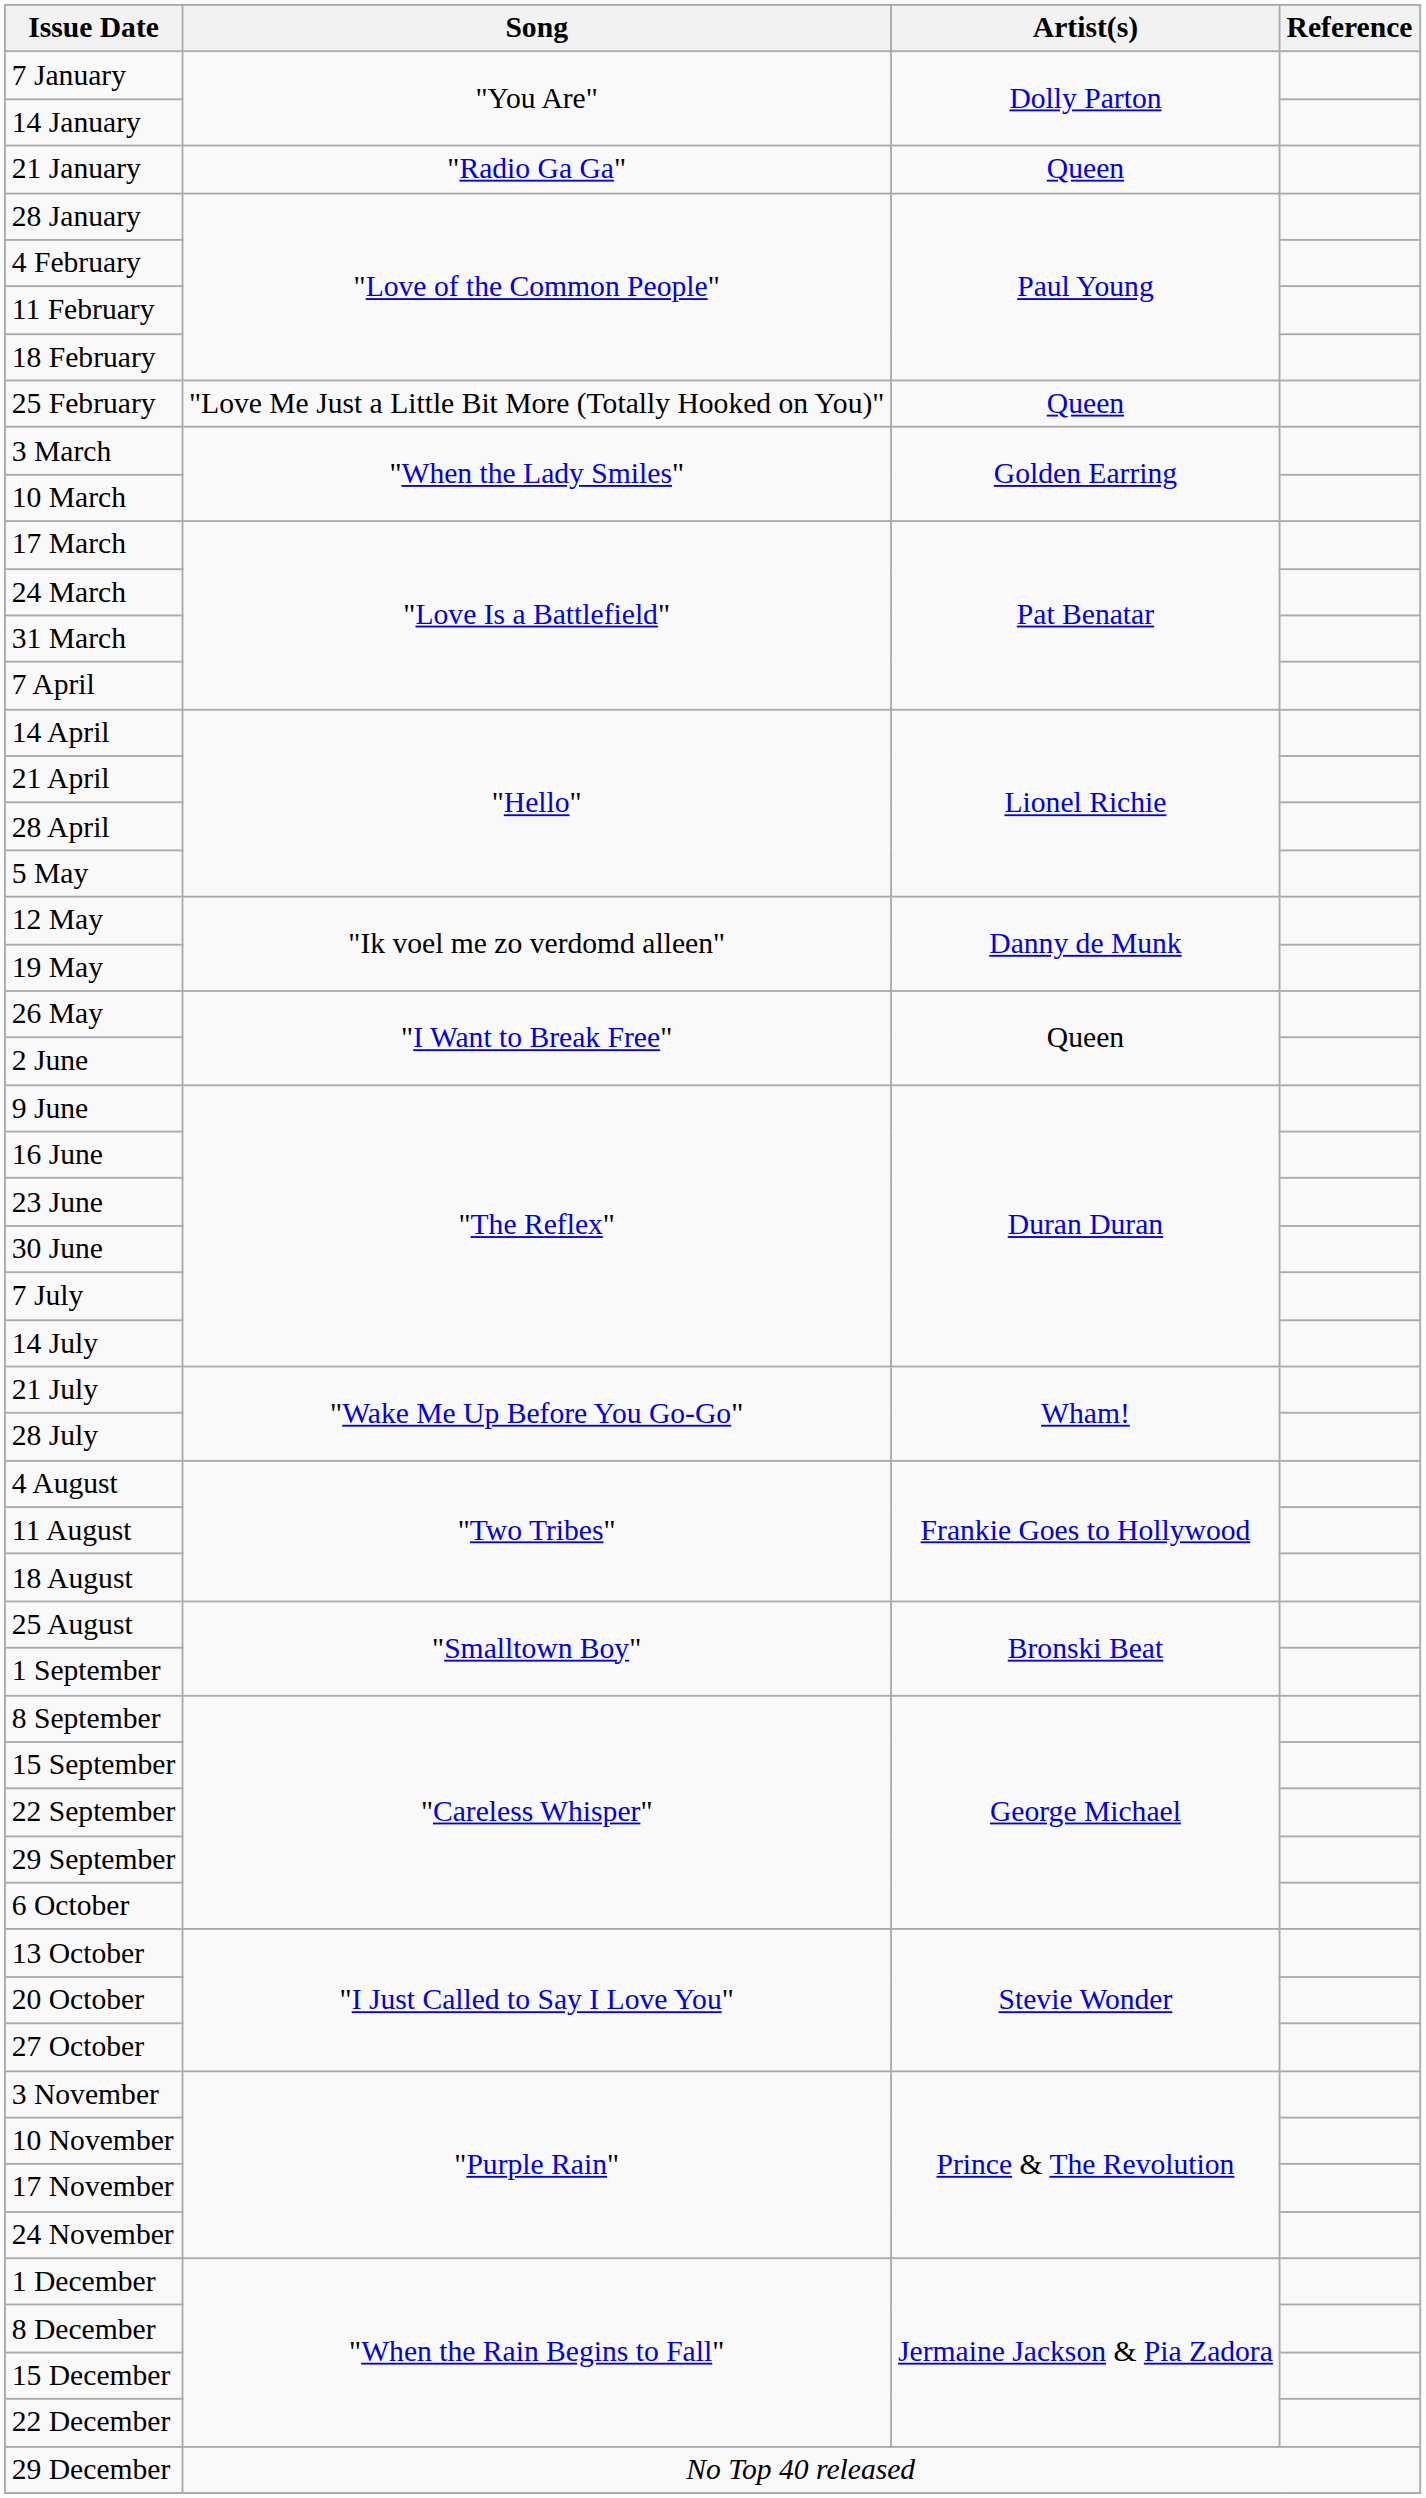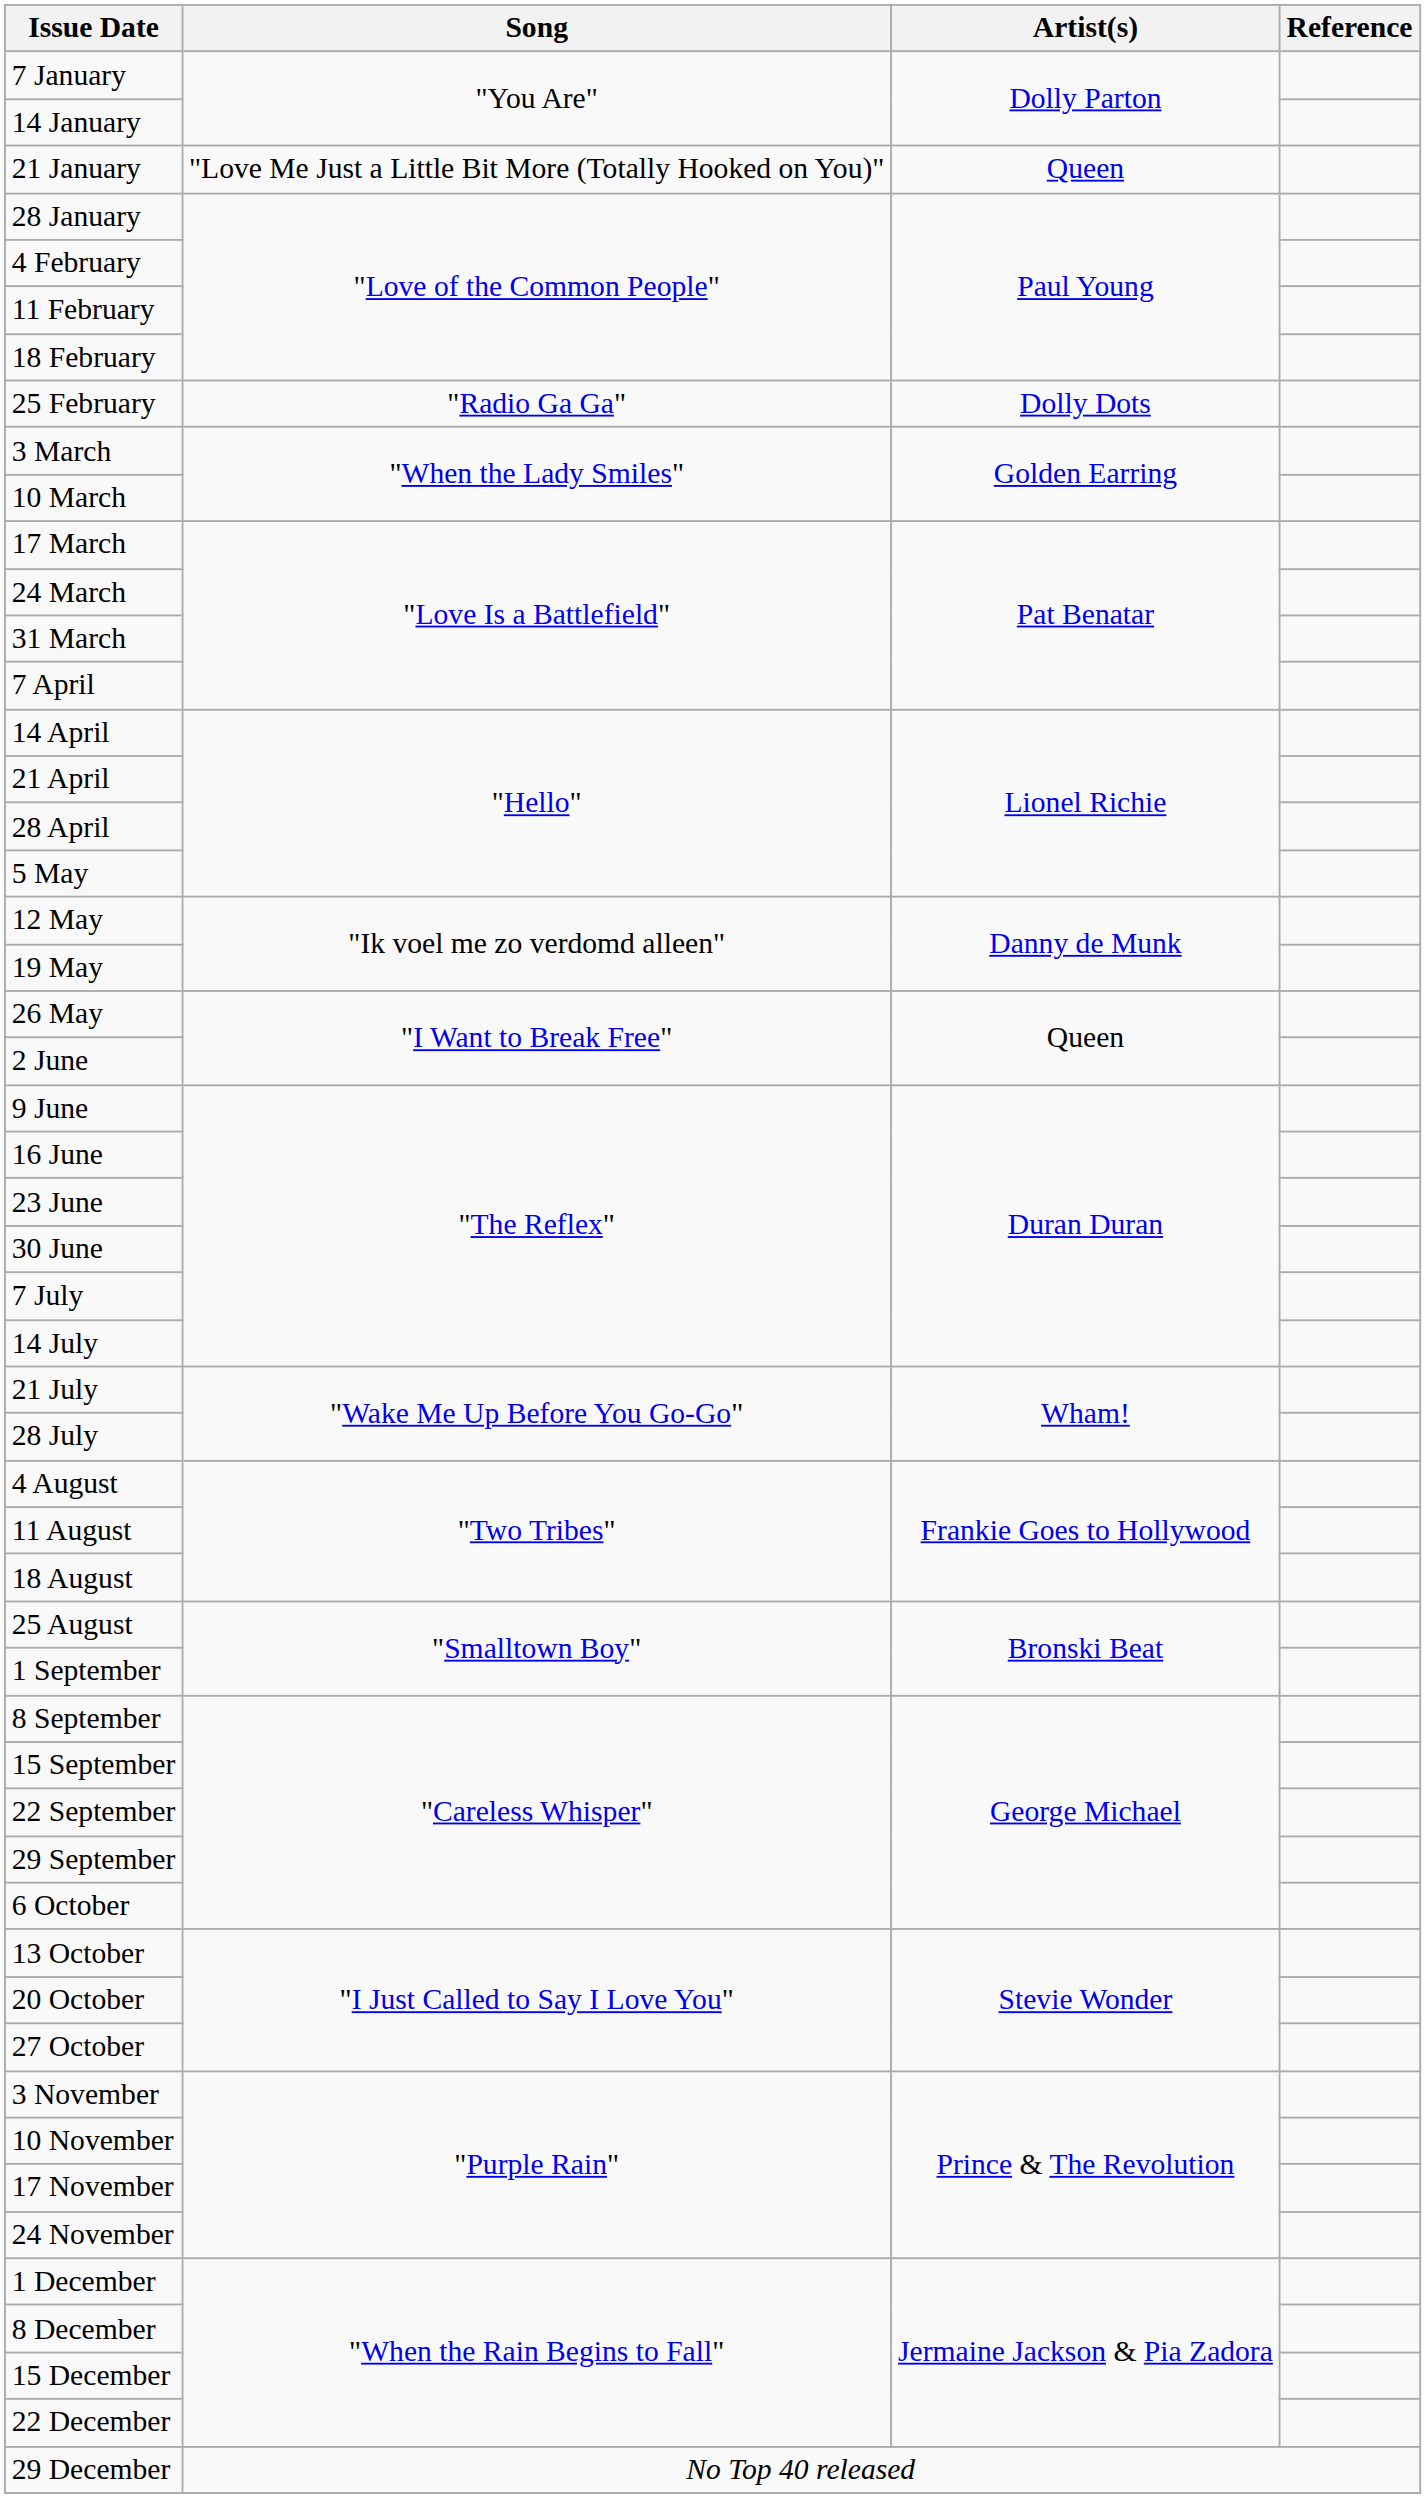(537, 168) "Radio Ga Ga" -> (537, 168) "Love Me Just a Little Bit More (Totally Hooked on You)"
(537, 403) "Love Me Just a Little Bit More (Totally Hooked on You)" -> (537, 403) "Radio Ga Ga"
(1085, 403) Queen -> (1085, 403) Dolly Dots
